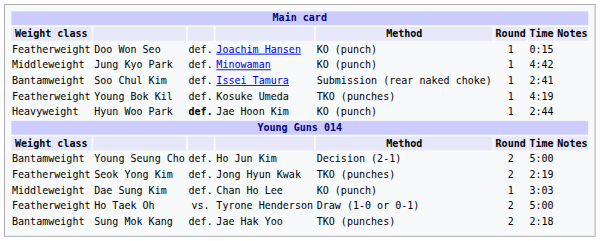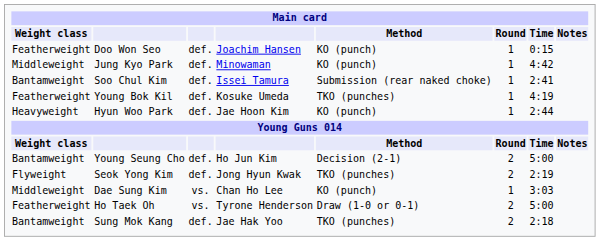(201, 112) bold -> (201, 112) normal
(51, 174) Featherweight -> (39, 174) Flyweight
(201, 190) def. -> (201, 190) vs.
